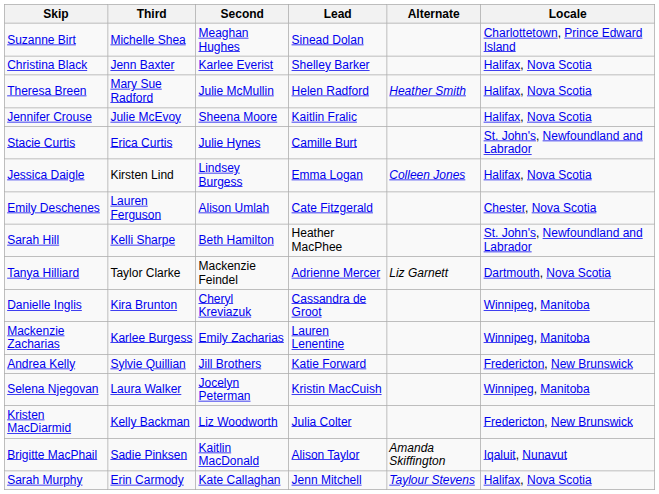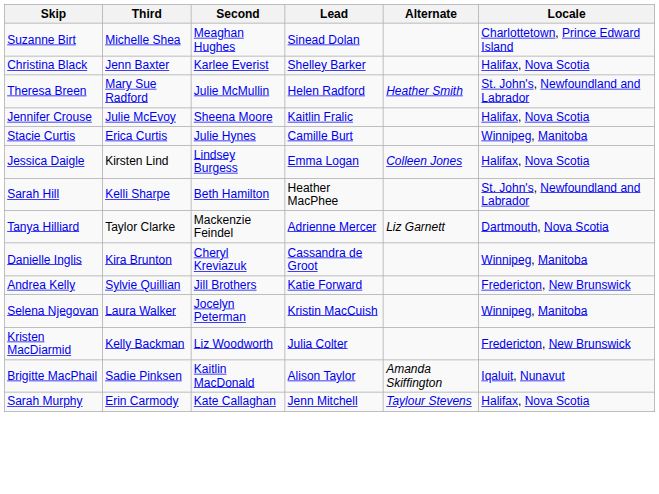(538, 91) Halifax, Nova Scotia -> (561, 91) St. John's, Newfoundland and Labrador
(563, 142) St. John's, Newfoundland and Labrador -> (534, 136) Winnipeg, Manitoba
- row: (53, 207)
- row: (36, 338)
